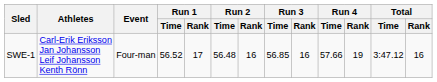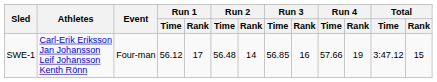(171, 56) 56.52 -> (171, 56) 56.12
(251, 56) 16 -> (251, 56) 14
(419, 56) 16 -> (419, 56) 15
